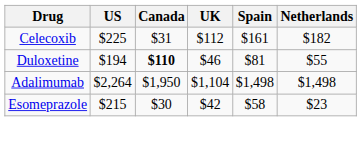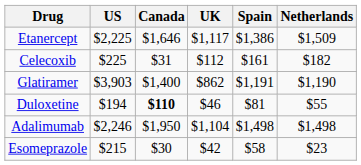+ row: (48, 38)
+ row: (48, 82)
(113, 82) $2,264 -> (113, 126) $2,246
